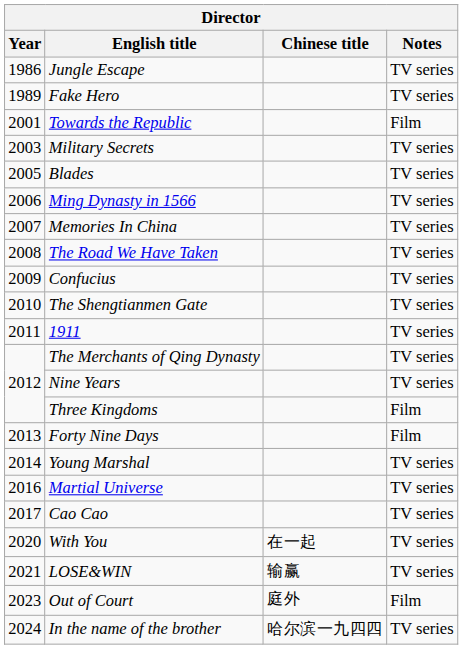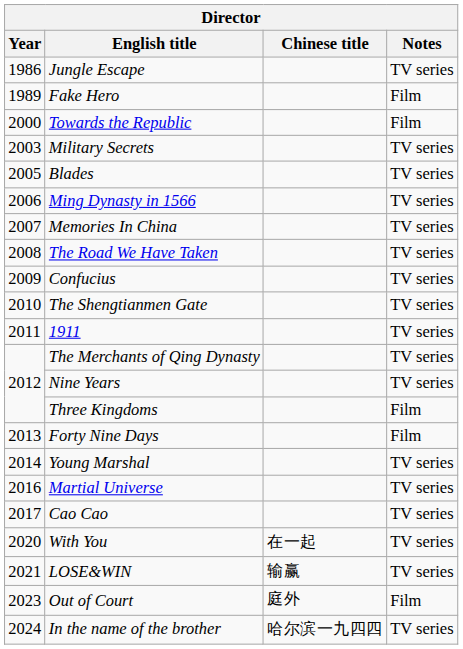(422, 95) TV series -> (406, 95) Film
(25, 122) 2001 -> (25, 122) 2000
